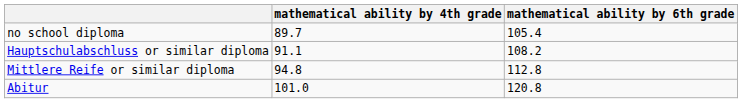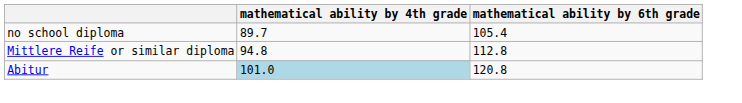- row: (138, 51)
(292, 88) no background -> (257, 70) lightblue background
